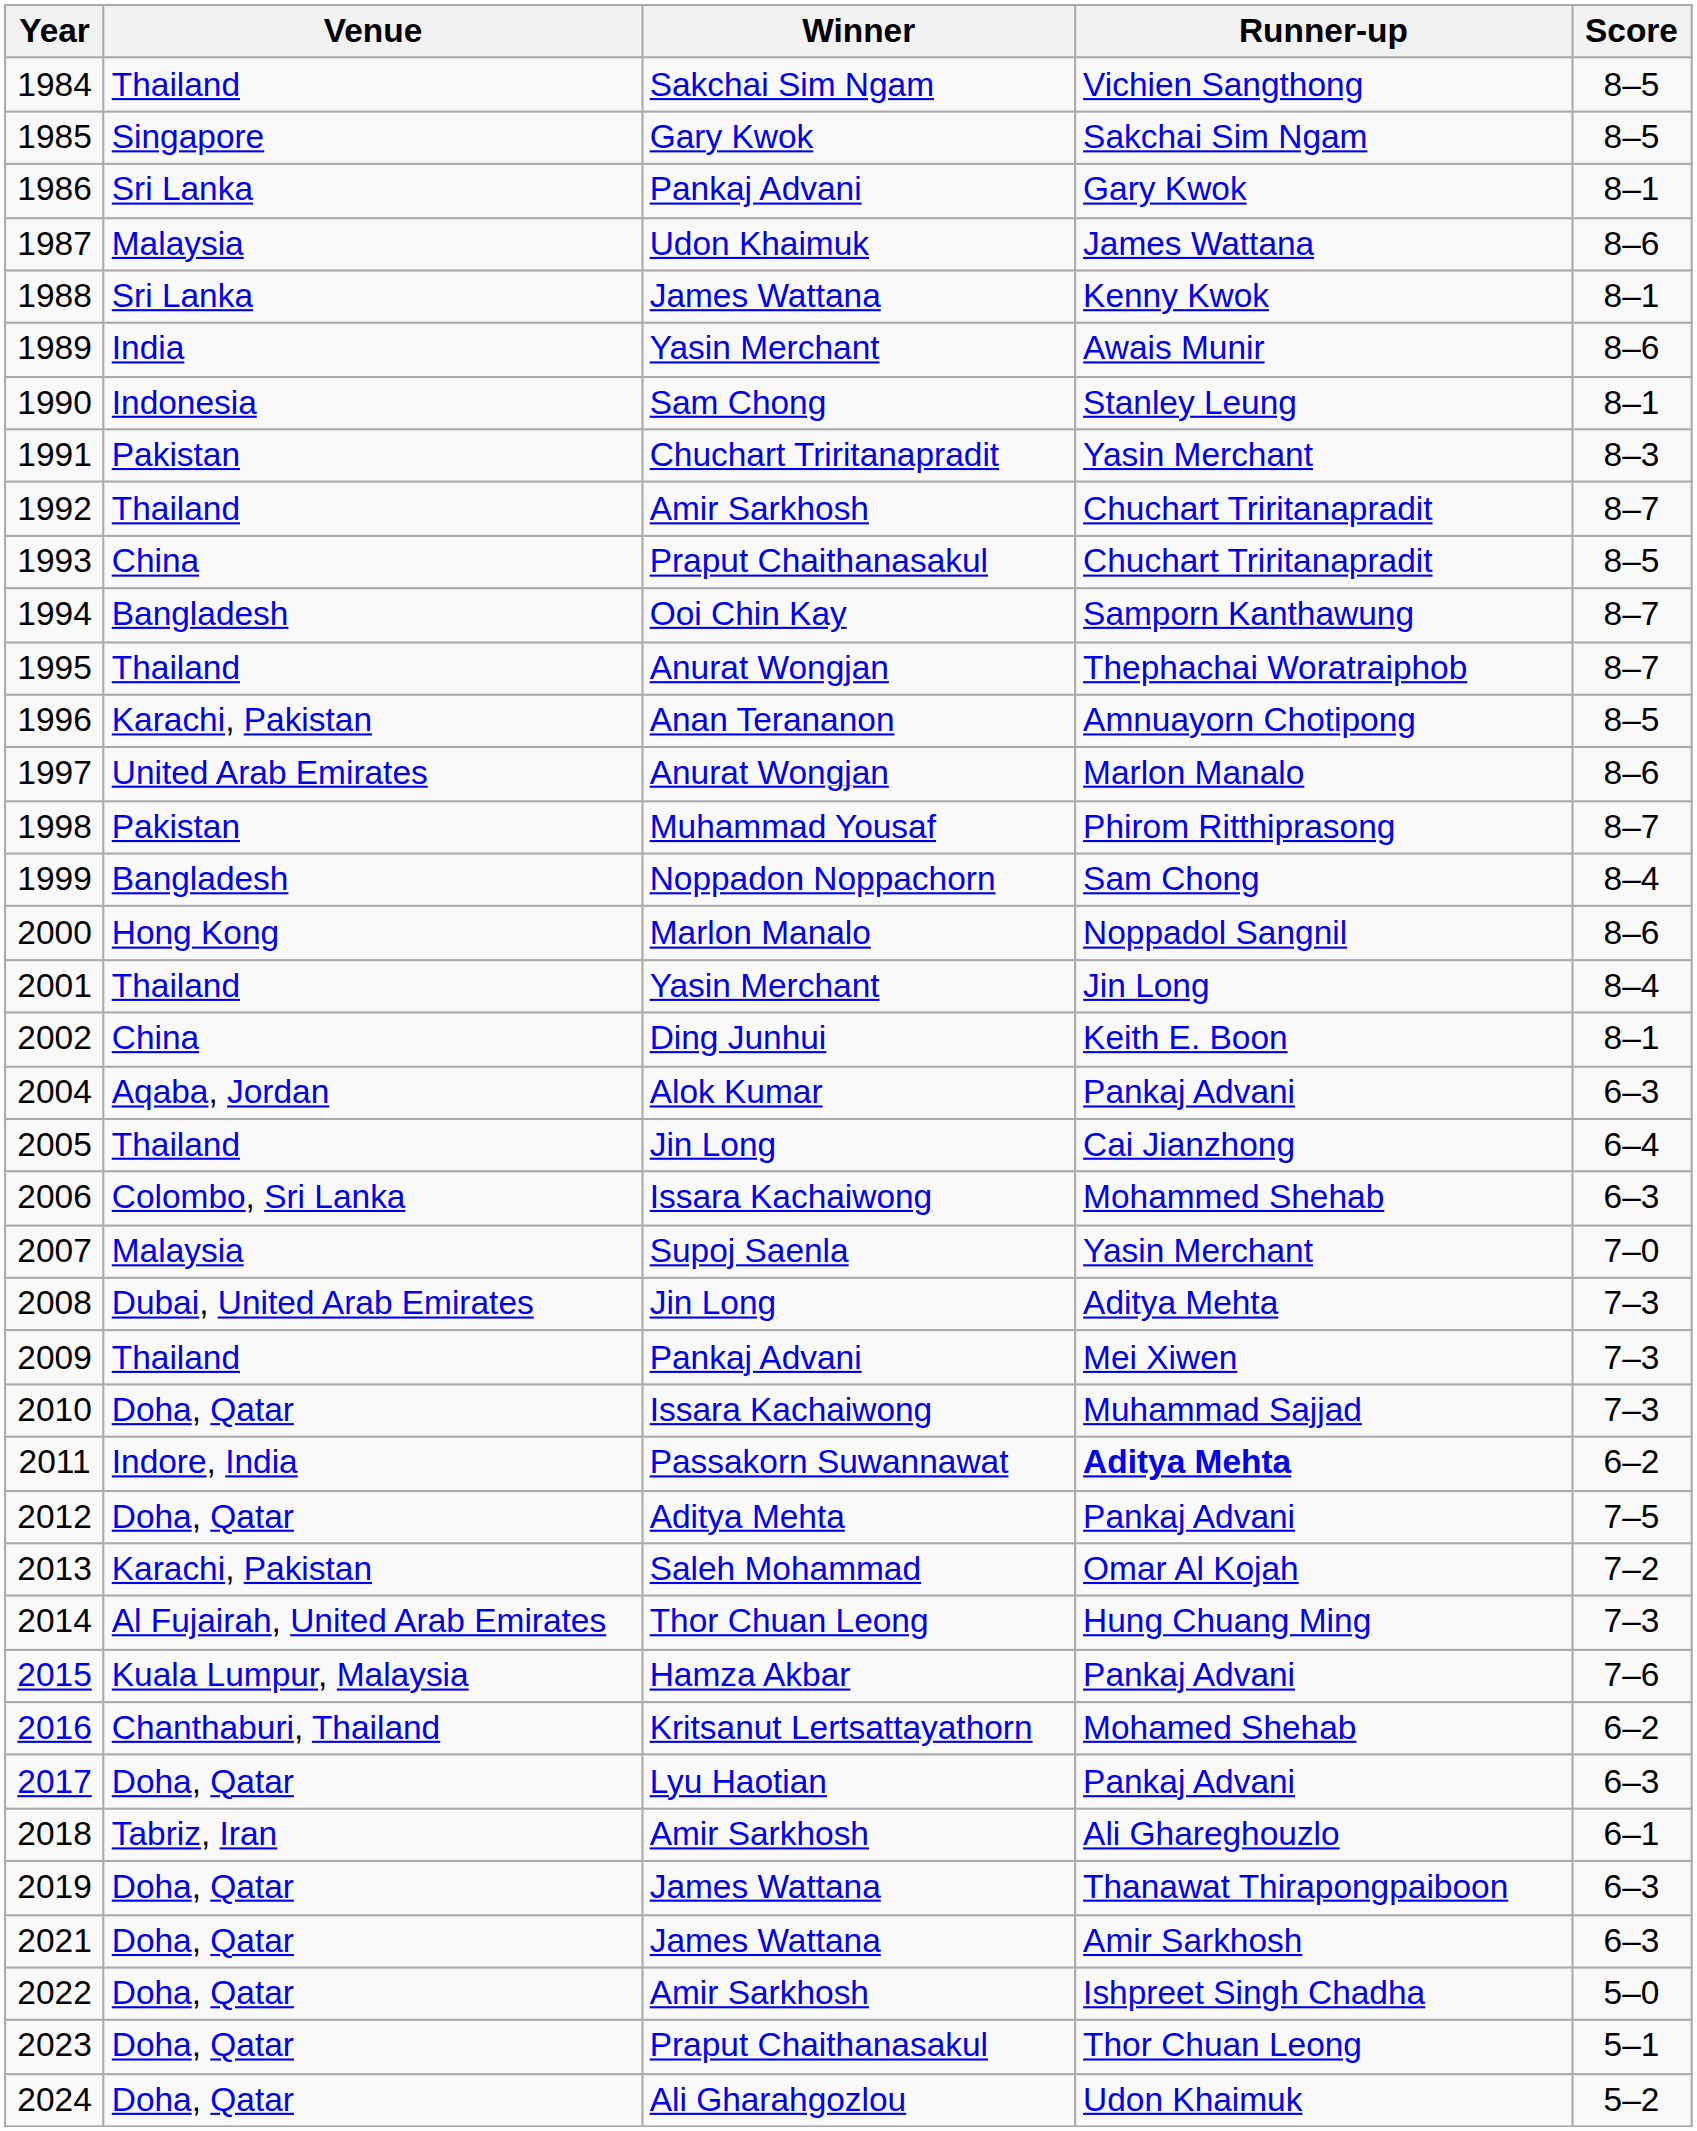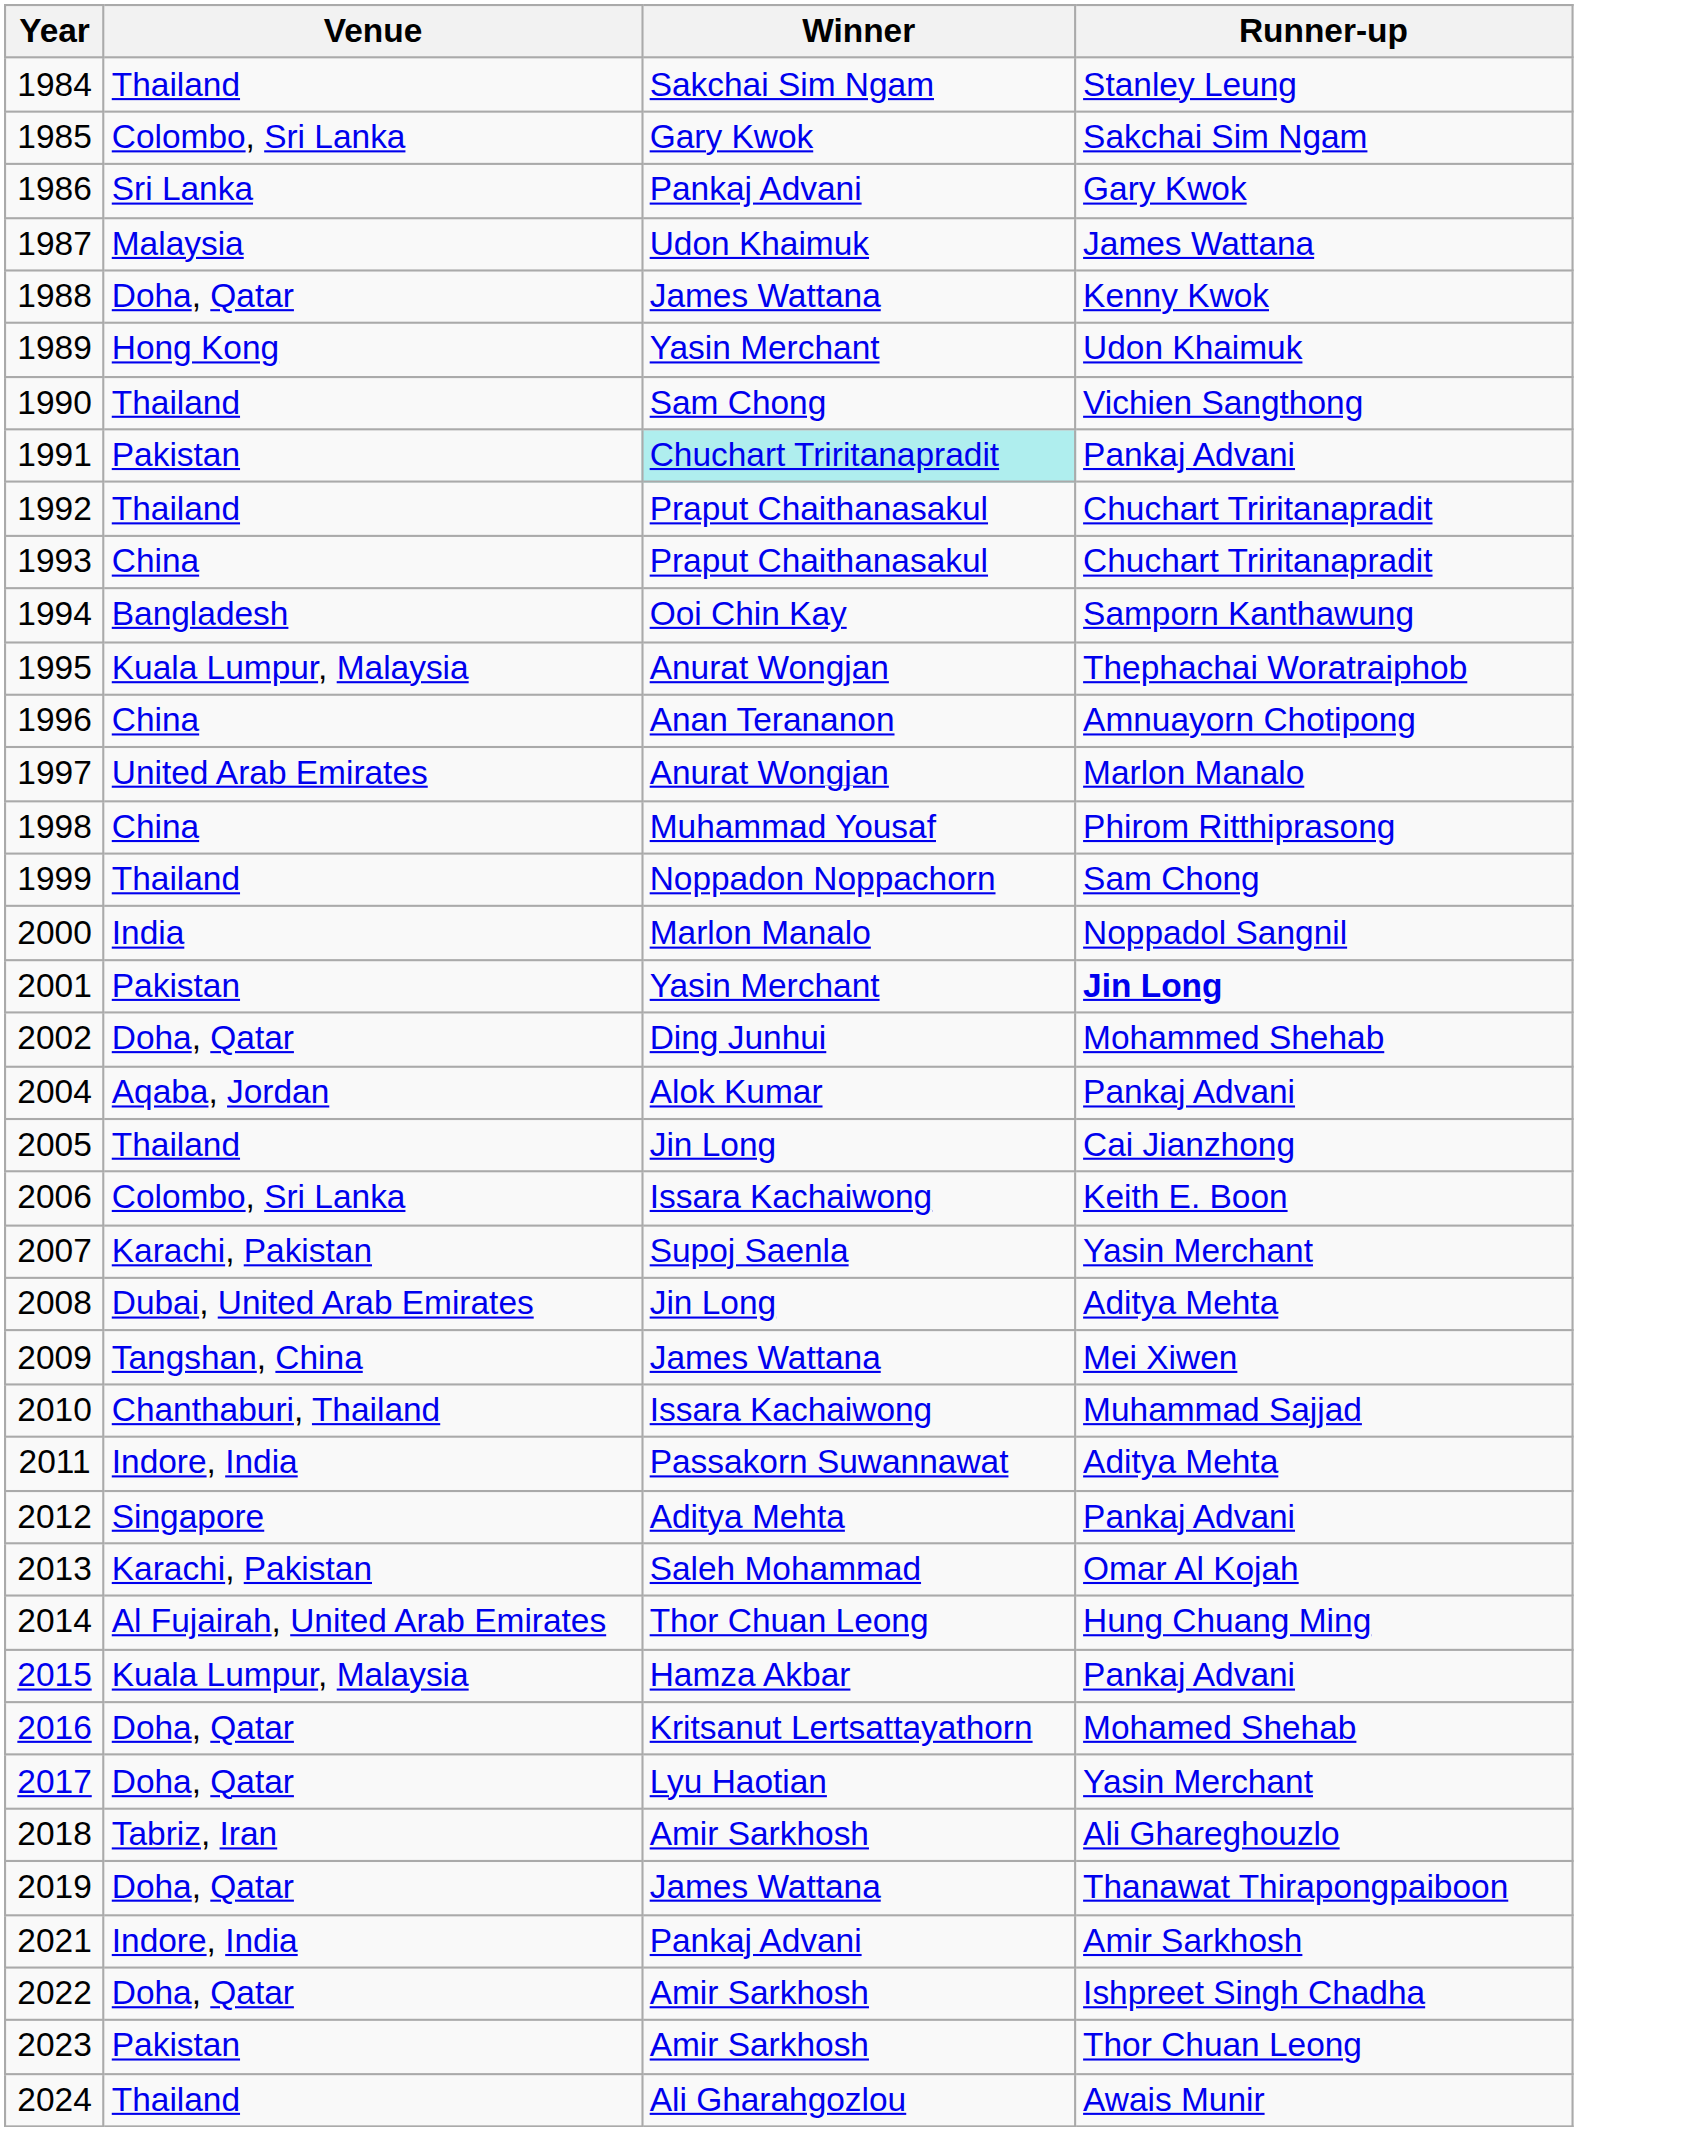- column: (1631, 31)
(1223, 84) Vichien Sangthong -> (1190, 84) Stanley Leung
(188, 137) Singapore -> (259, 137) Colombo, Sri Lanka
(182, 296) Sri Lanka -> (203, 296) Doha, Qatar
(148, 349) India -> (195, 349) Hong Kong
(1174, 349) Awais Munir -> (1193, 349) Udon Khaimuk
(184, 402) Indonesia -> (176, 402) Thailand
(1190, 402) Stanley Leung -> (1223, 402) Vichien Sangthong
(824, 455) no background -> (824, 455) paleturquoise background
(1198, 455) Yasin Merchant -> (1189, 455) Pankaj Advani
(759, 508) Amir Sarkhosh -> (819, 508) Praput Chaithanasakul
(176, 667) Thailand -> (290, 667) Kuala Lumpur, Malaysia
(242, 720) Karachi, Pakistan -> (155, 720) China
(176, 826) Pakistan -> (155, 826) China
(200, 879) Bangladesh -> (176, 879) Thailand
(195, 932) Hong Kong -> (148, 932) India
(176, 985) Thailand -> (176, 985) Pakistan
(1146, 985) normal -> (1153, 985) bold
(155, 1038) China -> (203, 1038) Doha, Qatar
(1185, 1038) Keith E. Boon -> (1234, 1038) Mohammed Shehab
(1234, 1197) Mohammed Shehab -> (1185, 1197) Keith E. Boon
(178, 1250) Malaysia -> (242, 1250) Karachi, Pakistan
(176, 1356) Thailand -> (237, 1356) Tangshan, China
(756, 1356) Pankaj Advani -> (765, 1356) James Wattana
(203, 1409) Doha, Qatar -> (276, 1409) Chanthaburi, Thailand
(1187, 1462) bold -> (1181, 1462) normal
(203, 1515) Doha, Qatar -> (188, 1515) Singapore
(276, 1728) Chanthaburi, Thailand -> (203, 1728) Doha, Qatar
(1189, 1781) Pankaj Advani -> (1198, 1781) Yasin Merchant
(203, 1940) Doha, Qatar -> (205, 1940) Indore, India
(765, 1940) James Wattana -> (756, 1940) Pankaj Advani
(203, 2046) Doha, Qatar -> (176, 2046) Pakistan
(819, 2046) Praput Chaithanasakul -> (759, 2046) Amir Sarkhosh
(203, 2099) Doha, Qatar -> (176, 2099) Thailand
(1193, 2099) Udon Khaimuk -> (1174, 2099) Awais Munir
